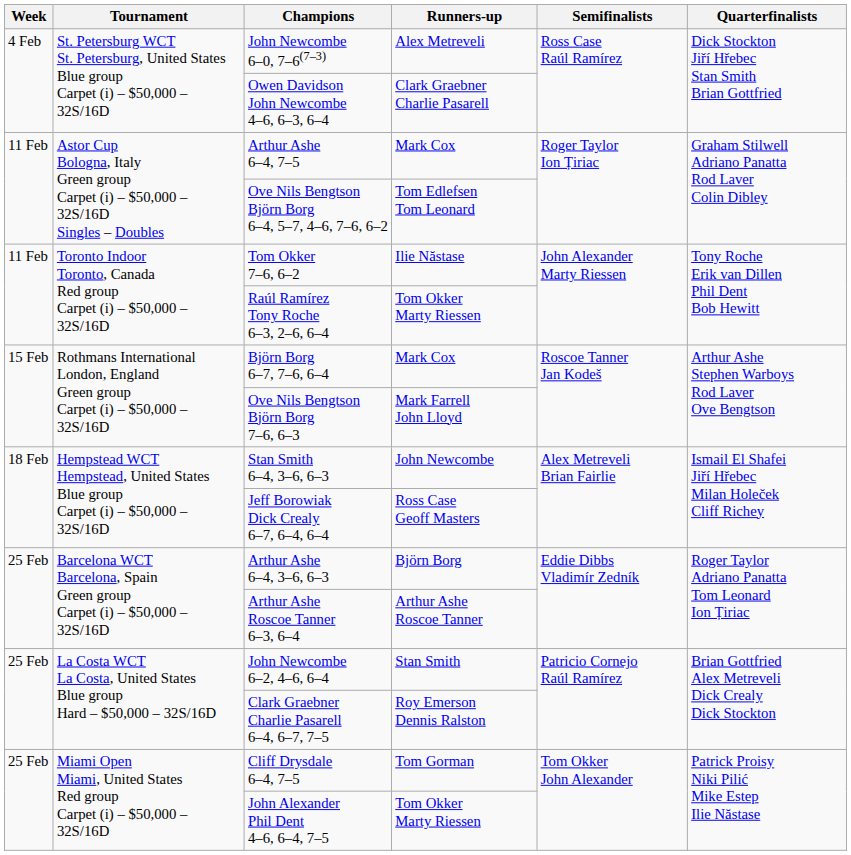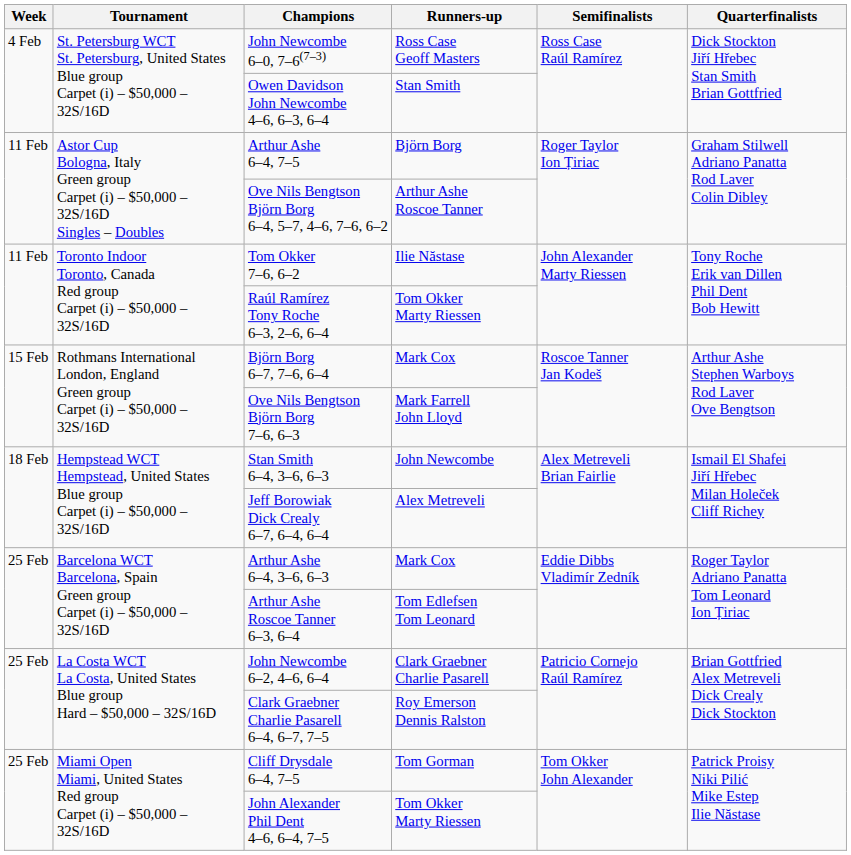(440, 41) Alex Metreveli -> (437, 49) Ross Case Geoff Masters
(442, 94) Clark Graebner Charlie Pasarell -> (428, 85) Stan Smith
(425, 145) Mark Cox -> (428, 145) Björn Borg
(436, 200) Tom Edlefsen Tom Leonard -> (439, 200) Arthur Ashe Roscoe Tanner
(437, 509) Ross Case Geoff Masters -> (440, 500) Alex Metreveli
(428, 559) Björn Borg -> (425, 559) Mark Cox
(439, 610) Arthur Ashe Roscoe Tanner -> (436, 610) Tom Edlefsen Tom Leonard
(428, 660) Stan Smith -> (442, 669) Clark Graebner Charlie Pasarell
